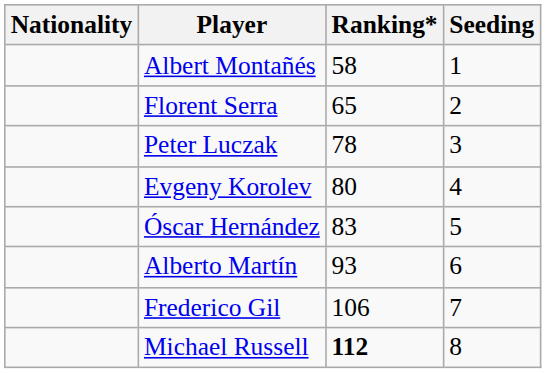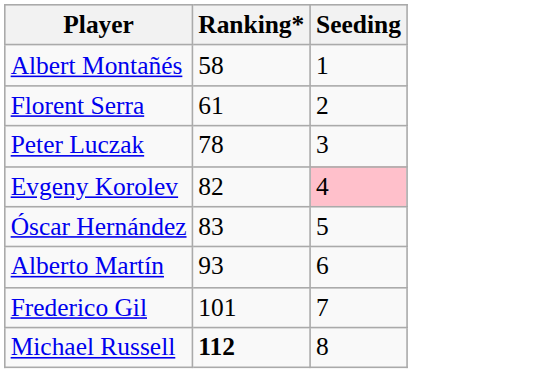- column: (71, 24)
(344, 105) 65 -> (211, 105) 61
(344, 186) 80 -> (211, 186) 82
(456, 186) no background -> (322, 186) pink background
(351, 307) 106 -> (217, 307) 101
